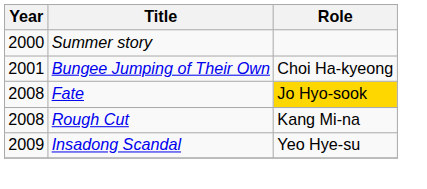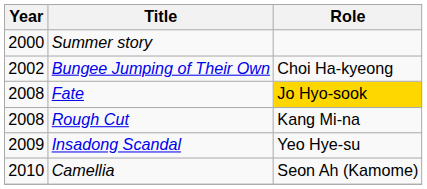(26, 68) 2001 -> (26, 68) 2002
+ row: (83, 171)
